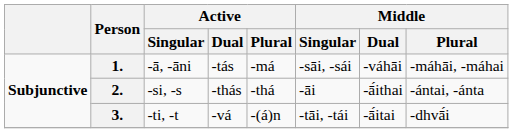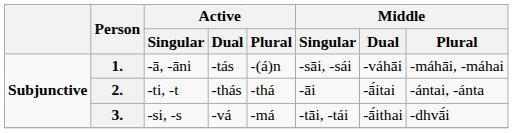(263, 66) -má -> (266, 66) -(á)n
(165, 90) -si, -s -> (163, 90) -ti, -t
(383, 90) -ā́ithai -> (379, 90) -ā́itai
(163, 115) -ti, -t -> (165, 115) -si, -s
(266, 115) -(á)n -> (263, 115) -má
(379, 115) -ā́itai -> (383, 115) -ā́ithai
